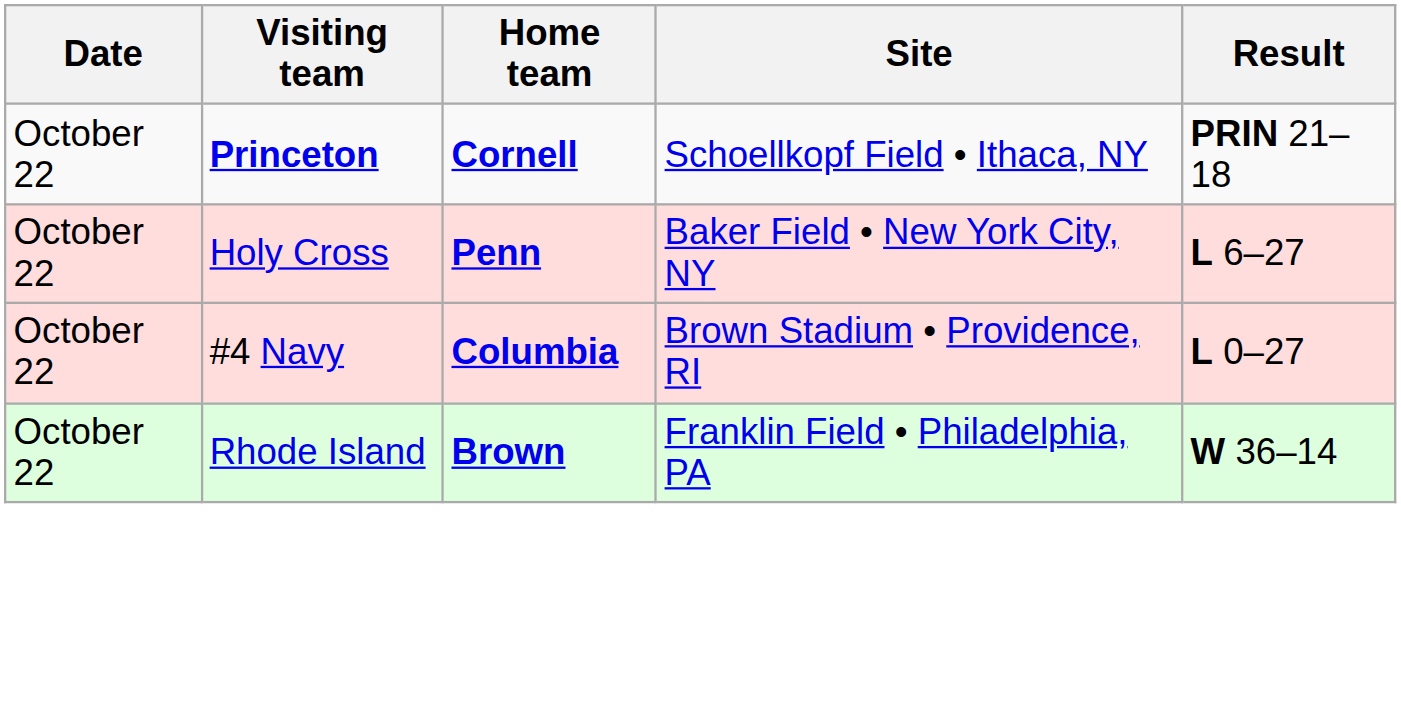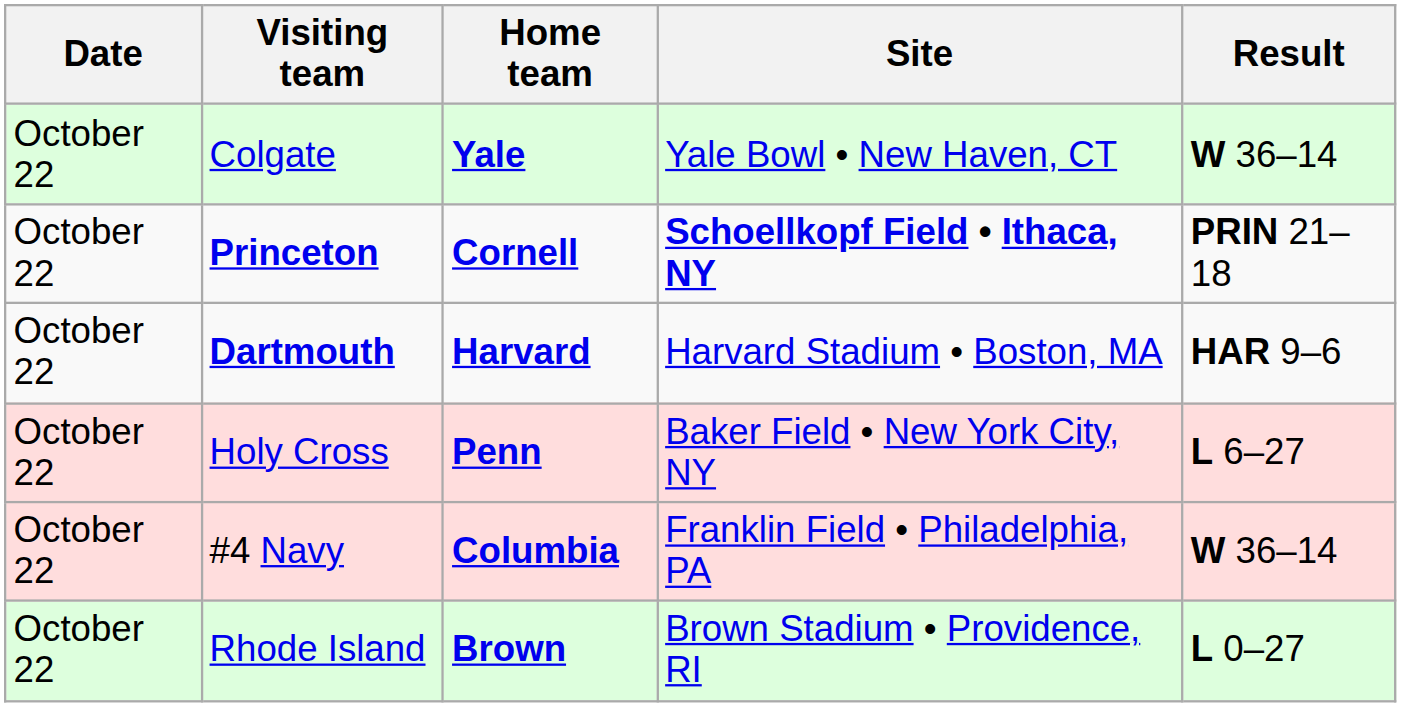+ row: (273, 153)
(906, 153) normal -> (891, 252) bold
+ row: (302, 352)
(902, 352) Brown Stadium • Providence, RI -> (897, 550) Franklin Field • Philadelphia, PA
(1248, 352) L 0–27 -> (1264, 550) W 36–14
(896, 451) Franklin Field • Philadelphia, PA -> (903, 650) Brown Stadium • Providence, RI
(1264, 451) W 36–14 -> (1248, 650) L 0–27
